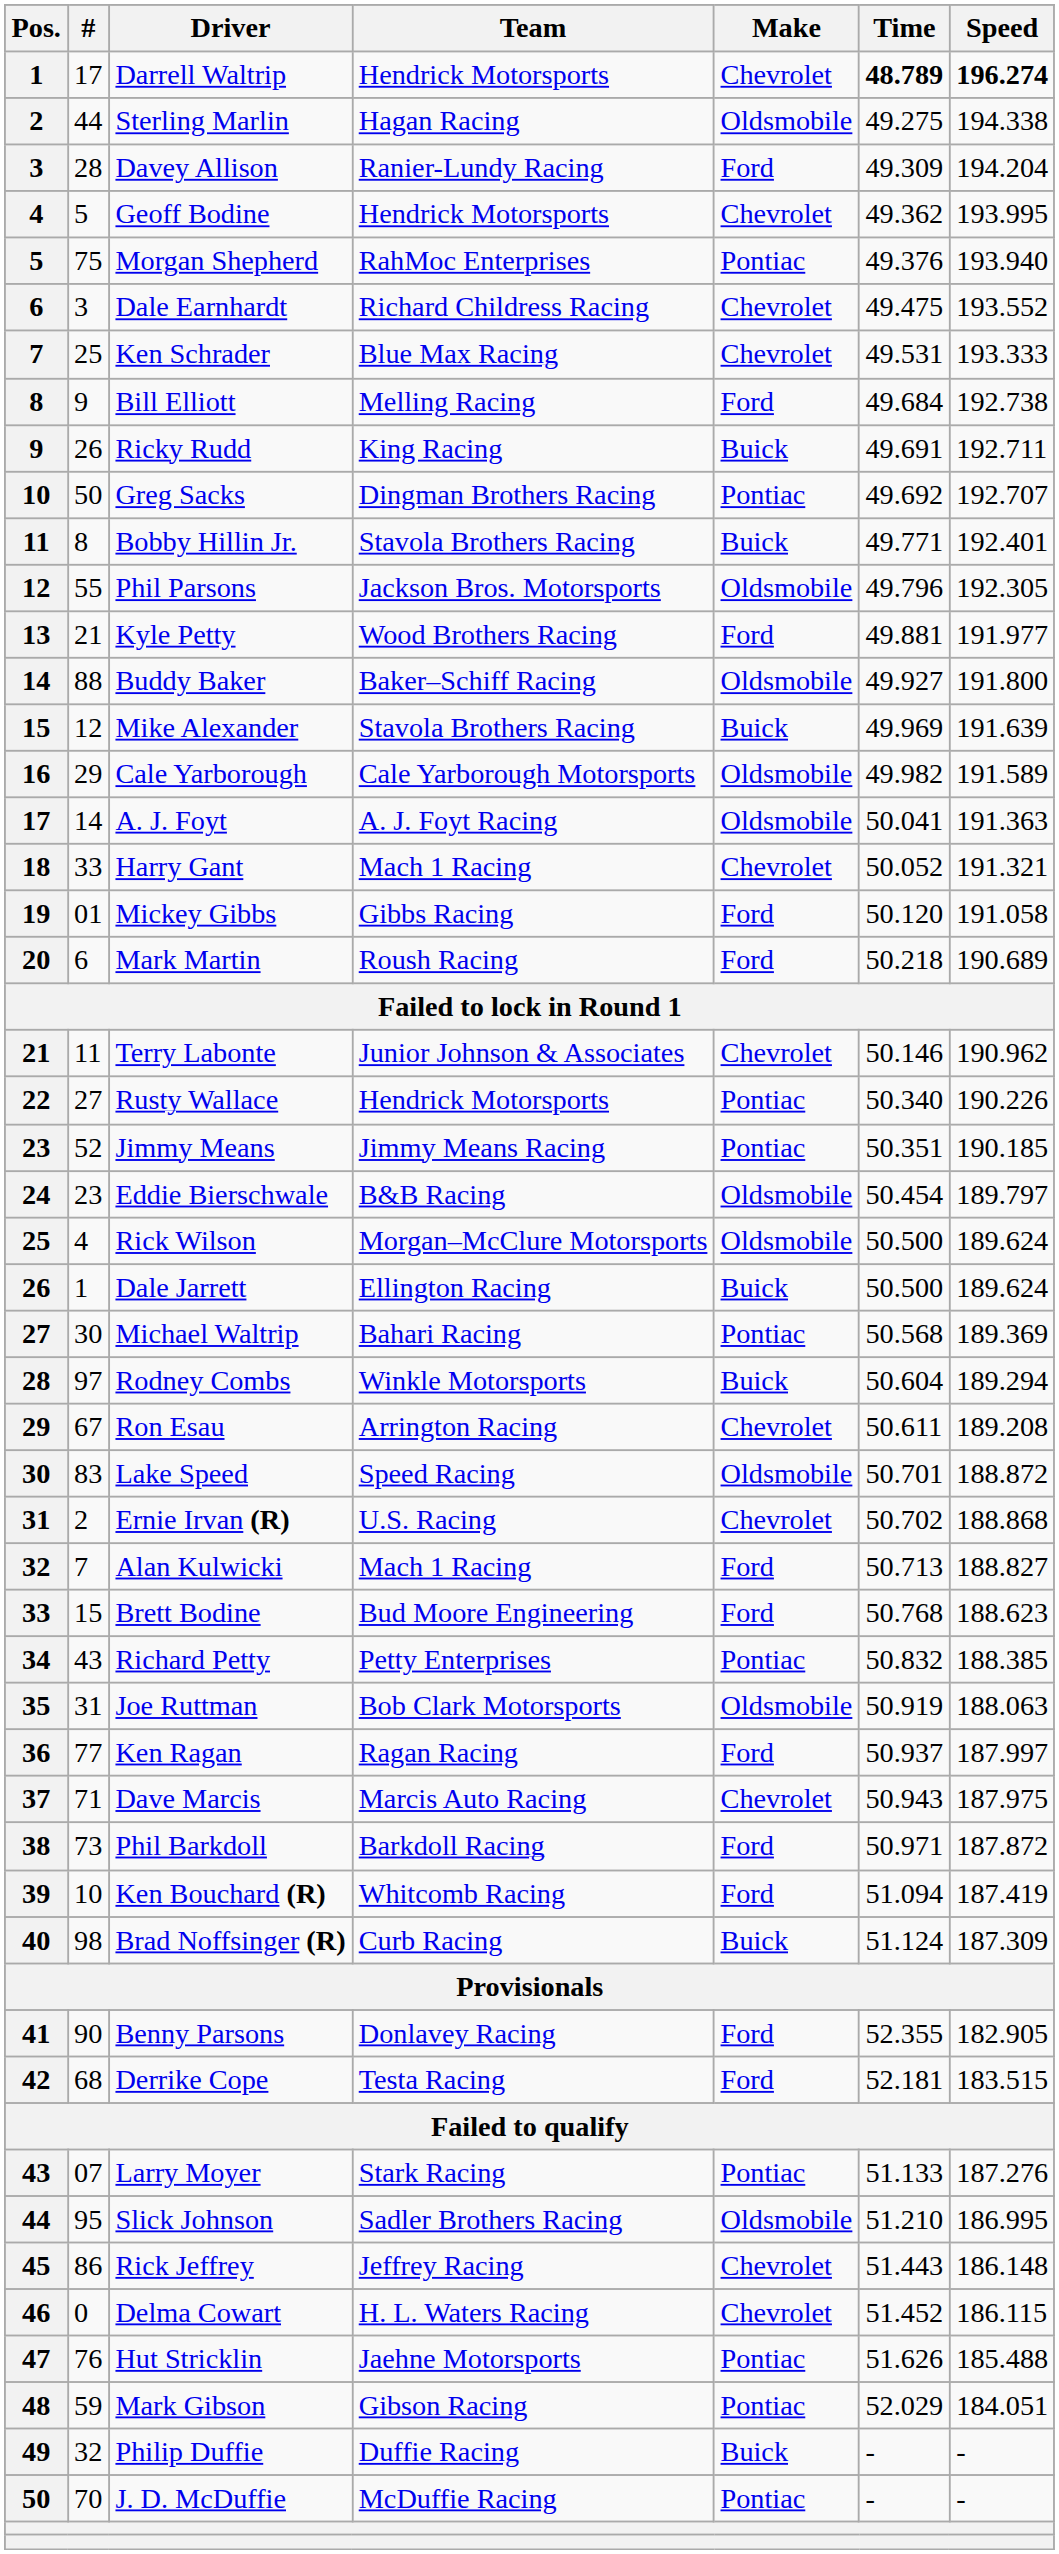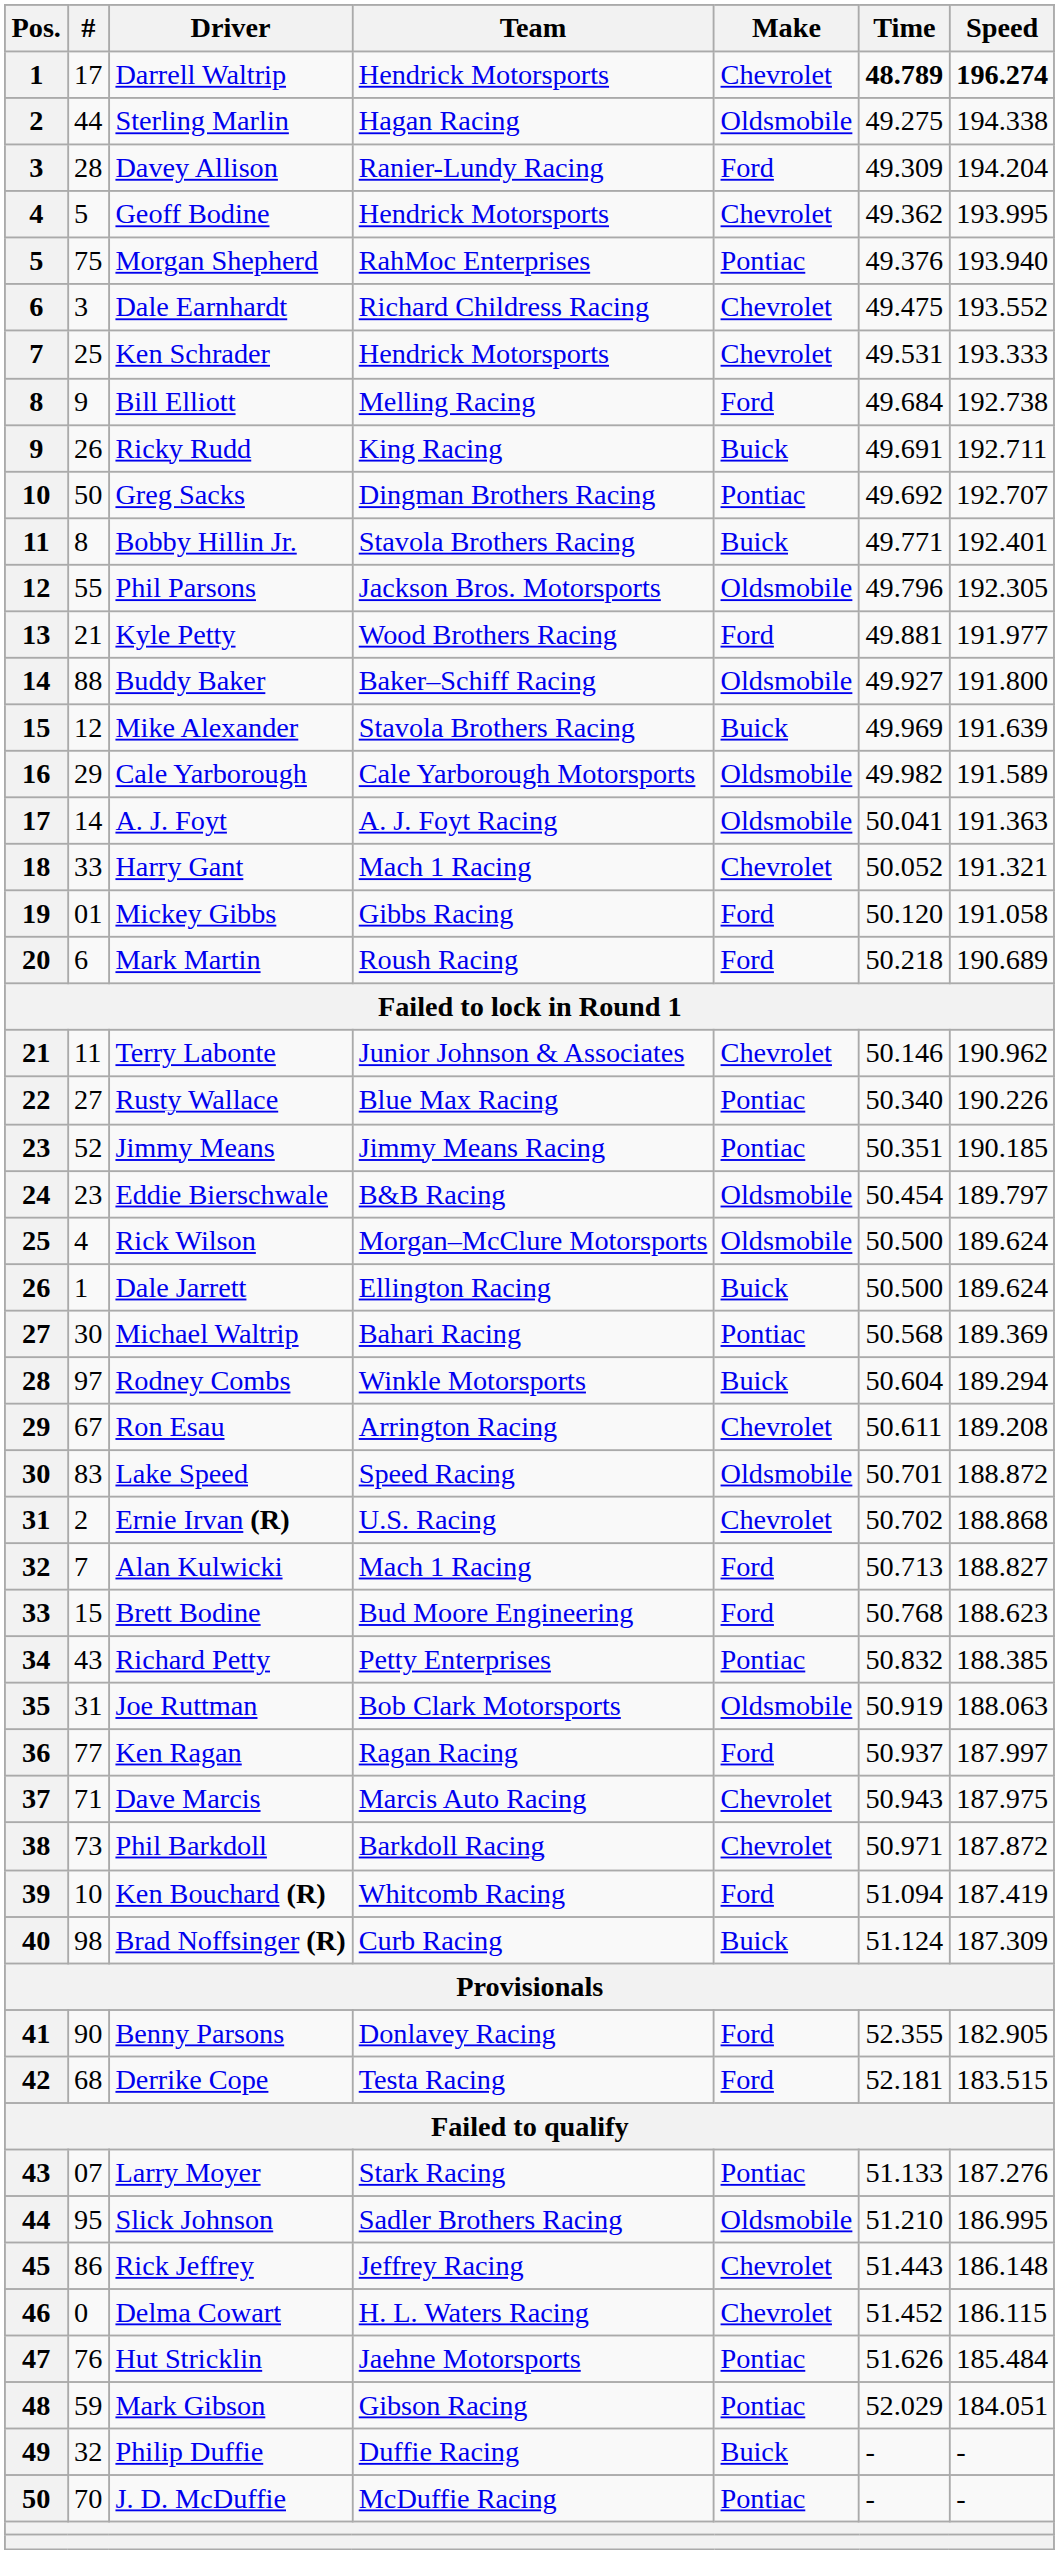(458, 354) Blue Max Racing -> (484, 354) Hendrick Motorsports
(484, 1100) Hendrick Motorsports -> (458, 1100) Blue Max Racing
(747, 1846) Ford -> (776, 1846) Chevrolet
(1002, 2358) 185.488 -> (1002, 2358) 185.484
